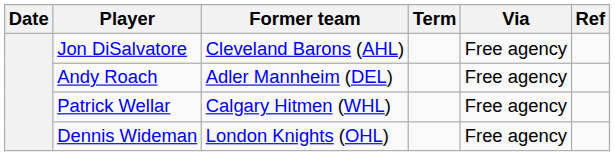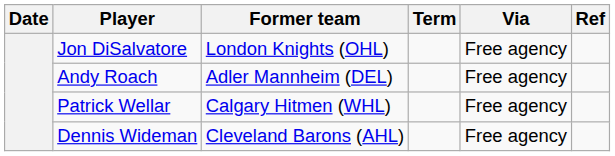(305, 48) Cleveland Barons (AHL) -> (297, 48) London Knights (OHL)
(297, 135) London Knights (OHL) -> (305, 135) Cleveland Barons (AHL)
